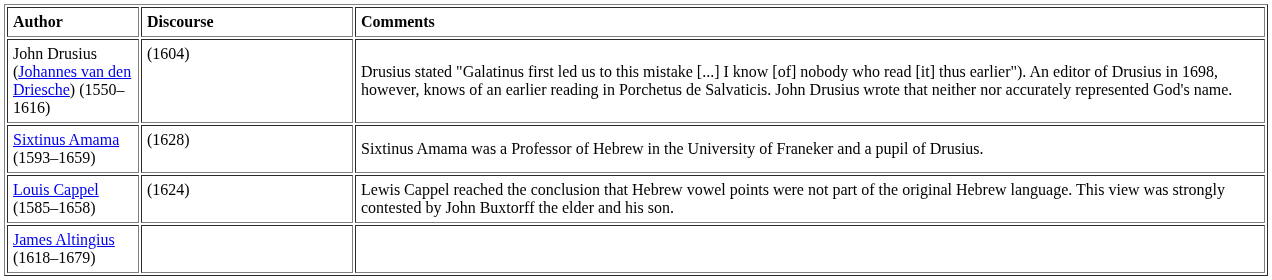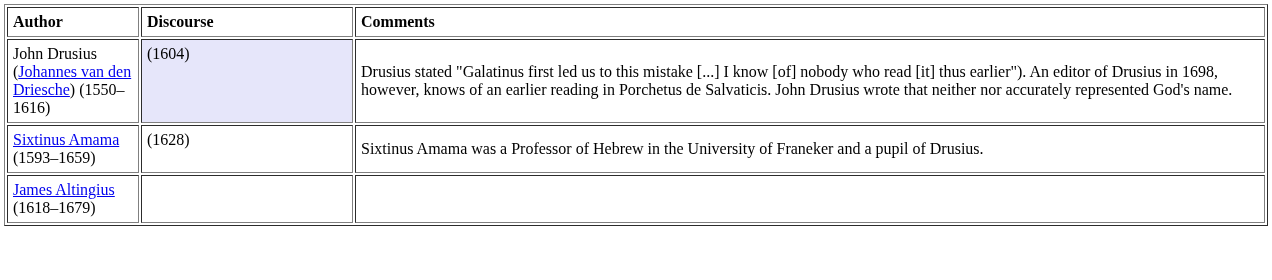(168, 54) no background -> (168, 54) lavender background
- row: (56, 198)
